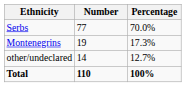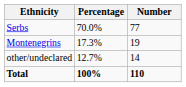columns swapped: (101, 12) <-> (154, 12)
